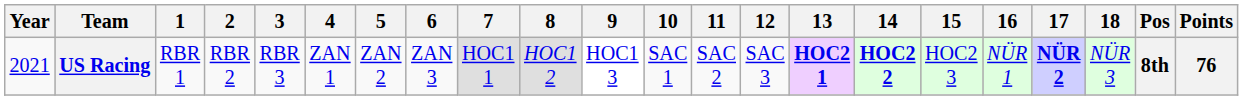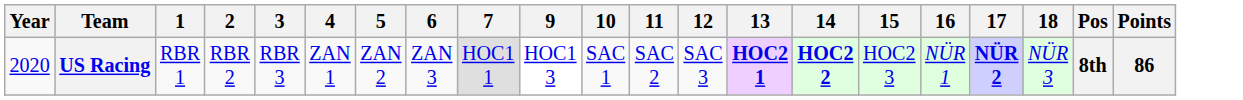- column: (550, 20)
(30, 65) 2021 -> (30, 65) 2020
(1206, 65) 76 -> (1144, 65) 86
